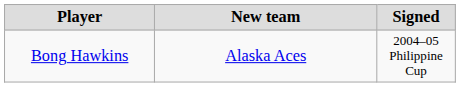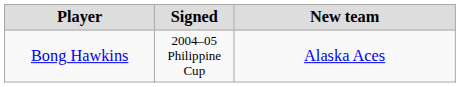columns swapped: (416, 17) <-> (266, 17)
